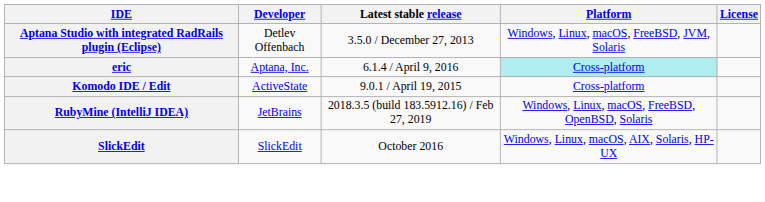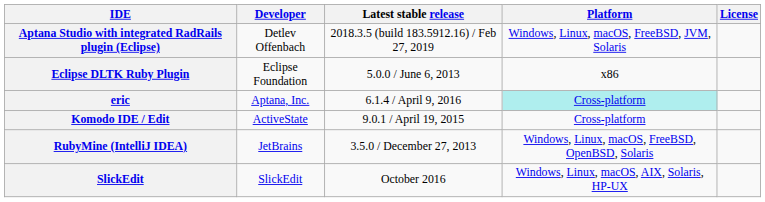(411, 40) 3.5.0 / December 27, 2013 -> (413, 40) 2018.3.5 (build 183.5912.16) / Feb 27, 2019
+ row: (120, 73)
(411, 112) 2018.3.5 (build 183.5912.16) / Feb 27, 2019 -> (413, 146) 3.5.0 / December 27, 2013
